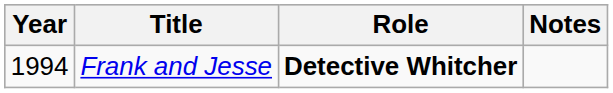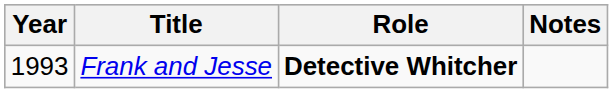(40, 66) 1994 -> (40, 66) 1993
